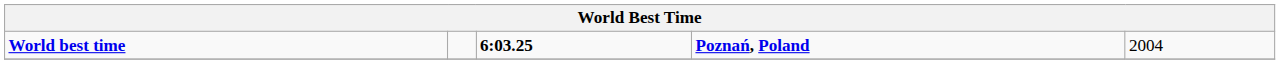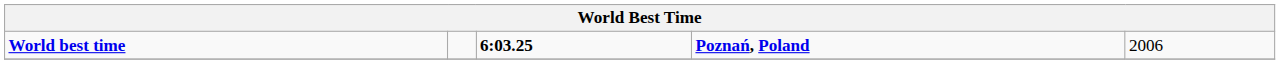(1146, 45) 2004 -> (1146, 45) 2006
